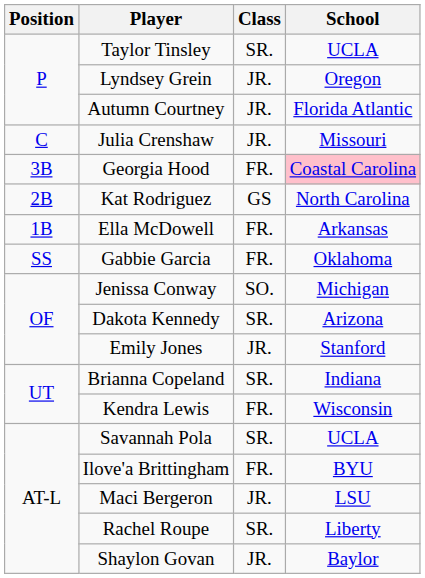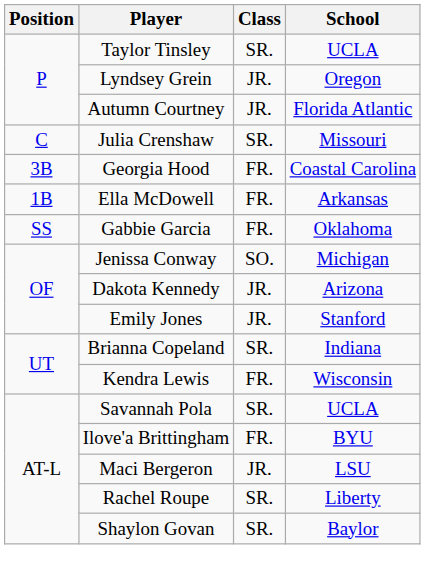(259, 139) JR. -> (259, 139) SR.
(353, 169) pink background -> (353, 169) no background
- row: (156, 199)
(259, 318) SR. -> (259, 288) JR.
(259, 558) JR. -> (259, 528) SR.
